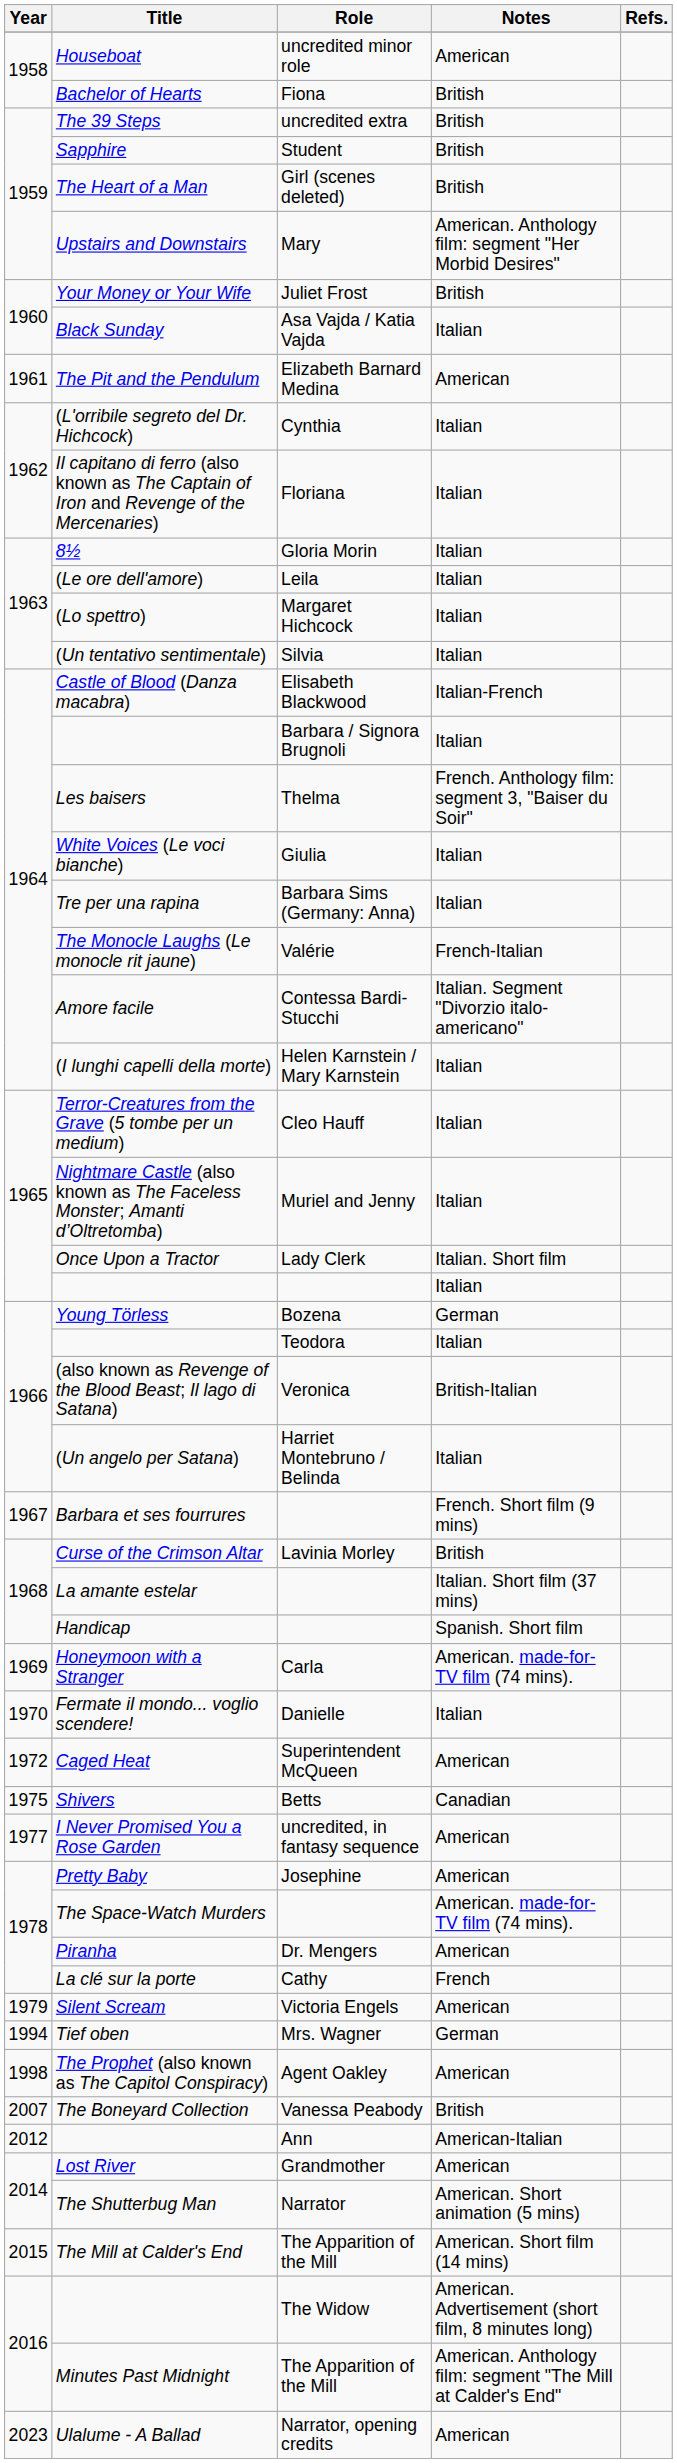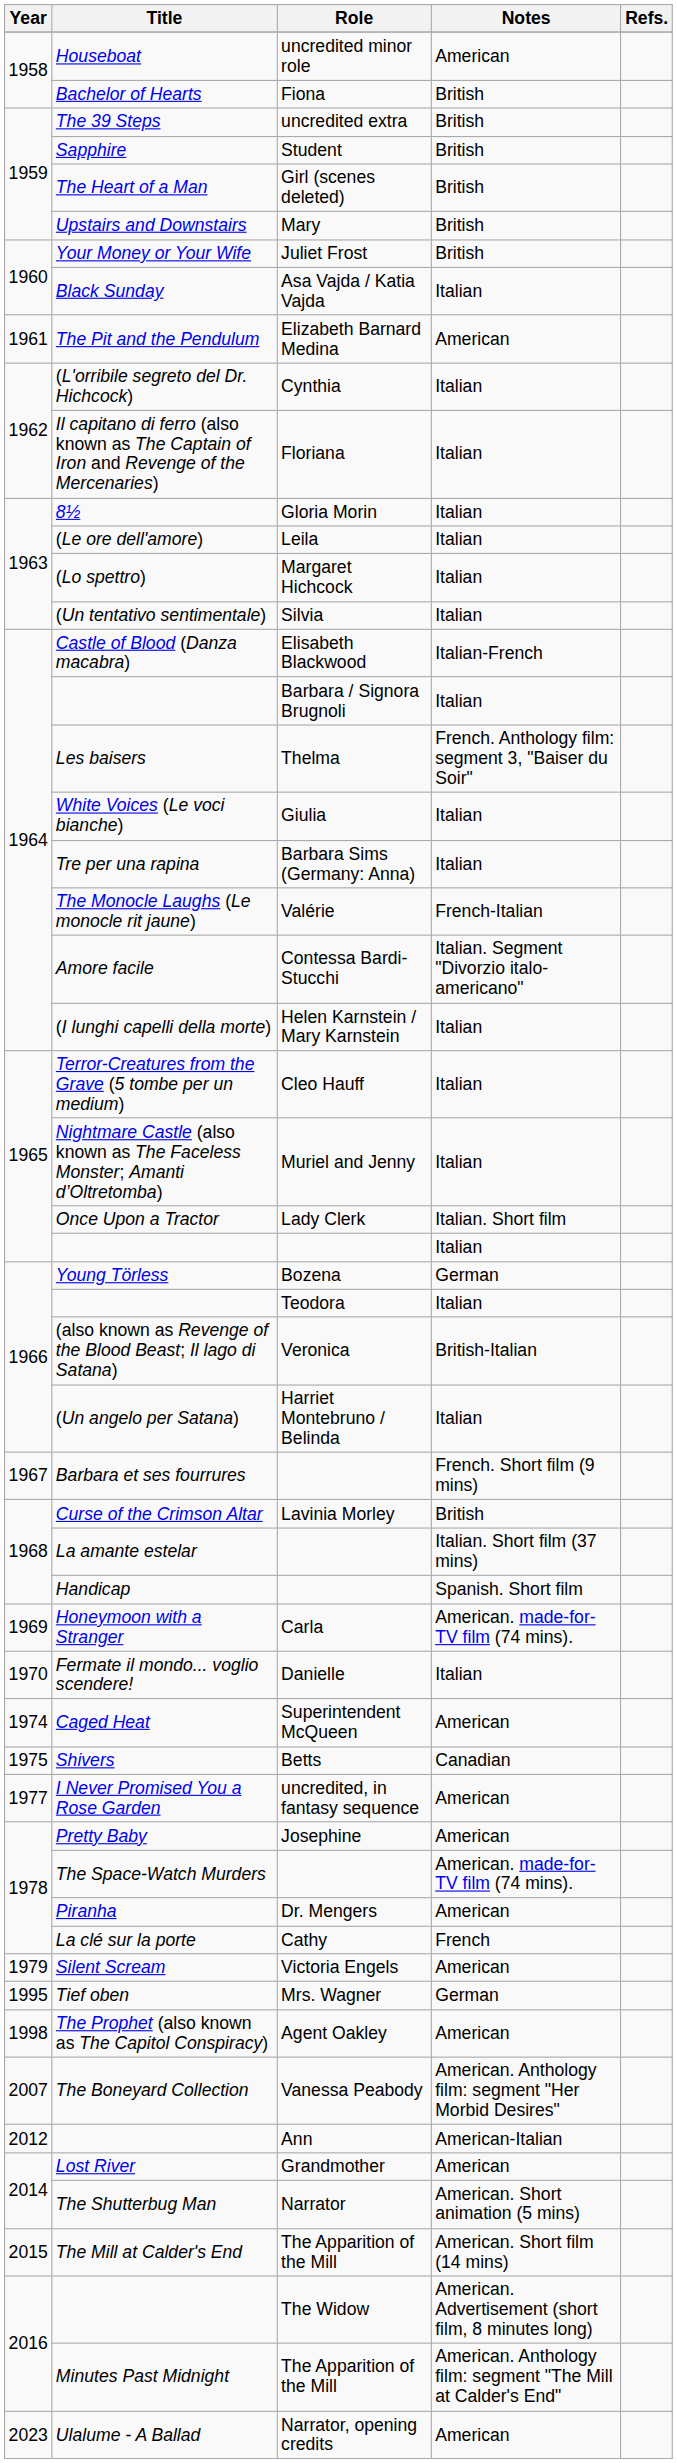(516, 245) American. Anthology film: segment "Her Morbid Desires" -> (460, 225) British
(28, 1762) 1972 -> (28, 1722) 1974
(28, 2035) 1994 -> (28, 1995) 1995
(460, 2110) British -> (516, 2090) American. Anthology film: segment "Her Morbid Desires"
